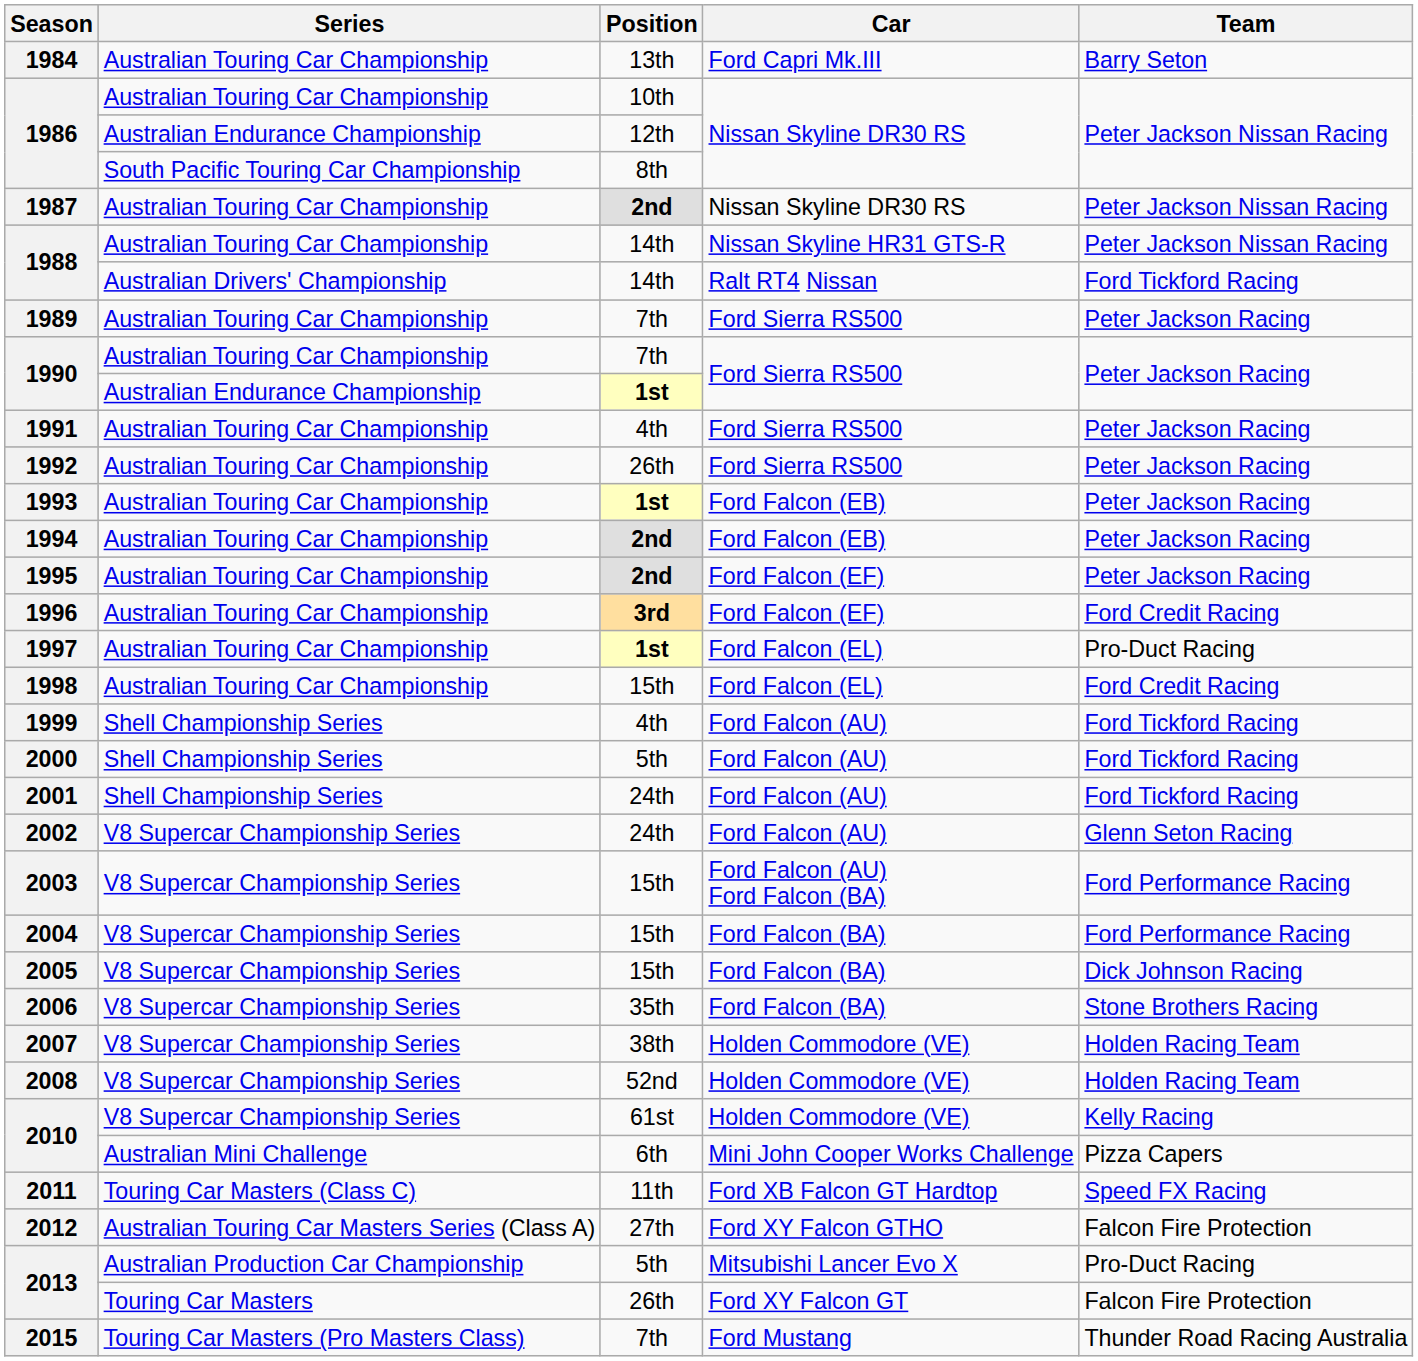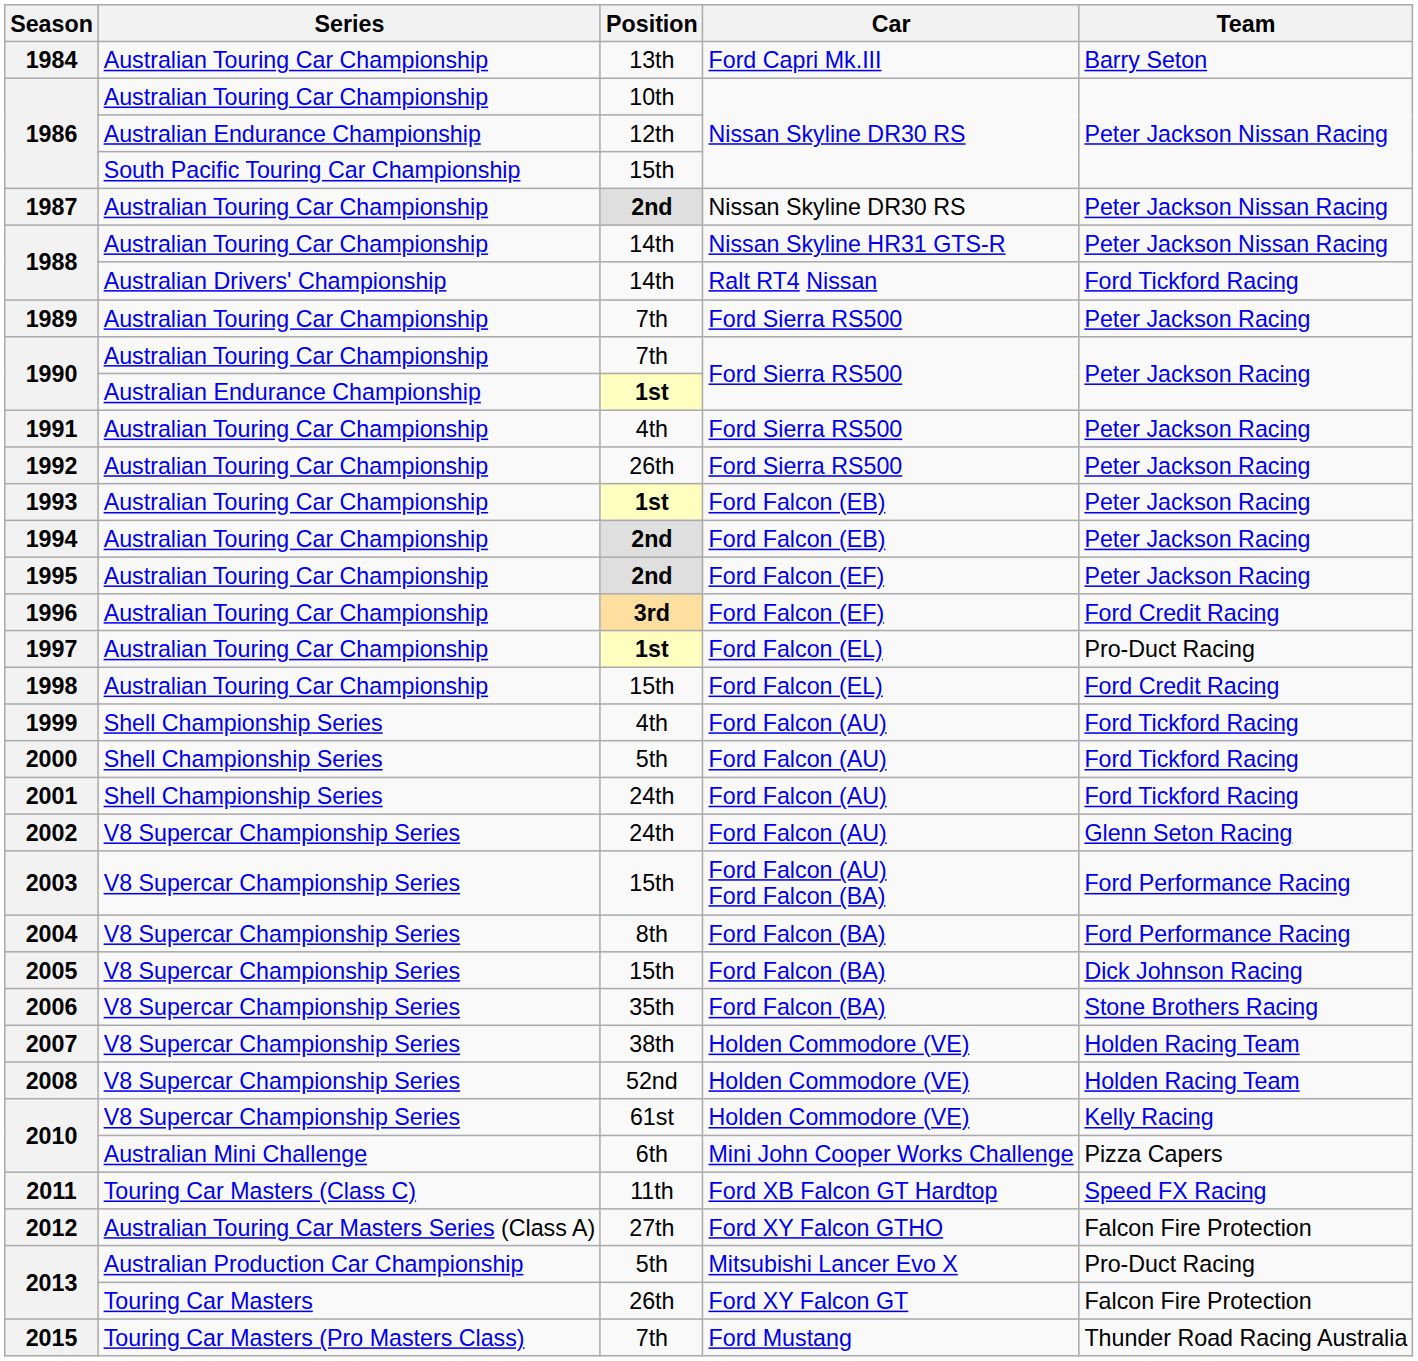(652, 171) 8th -> (652, 171) 15th
(652, 933) 15th -> (652, 933) 8th
